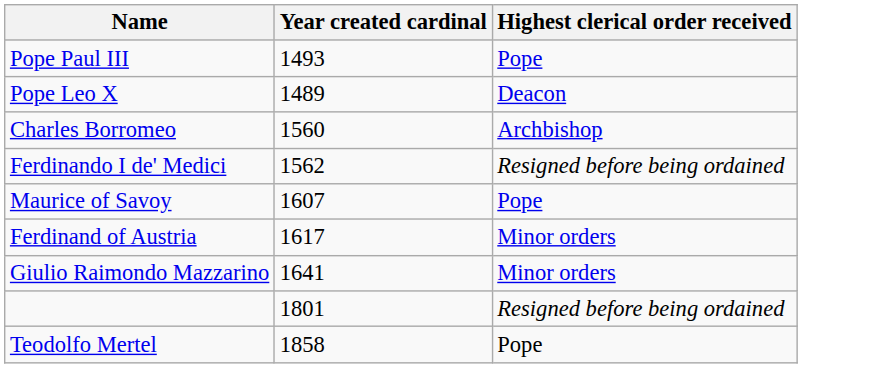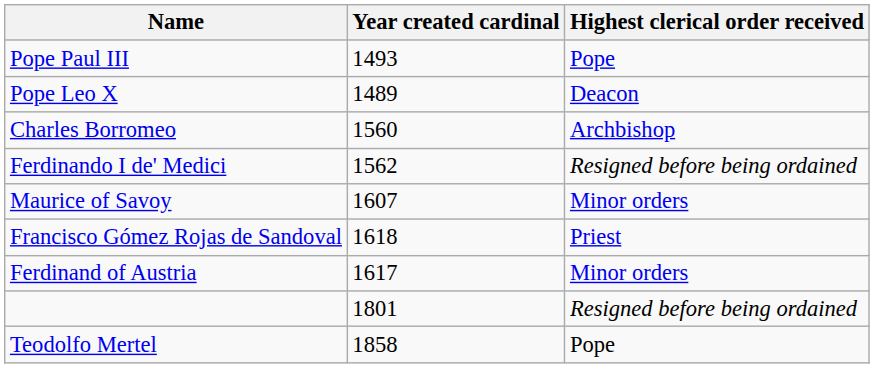(520, 201) Pope -> (629, 201) Minor orders
+ row: (176, 237)
- row: (140, 272)
